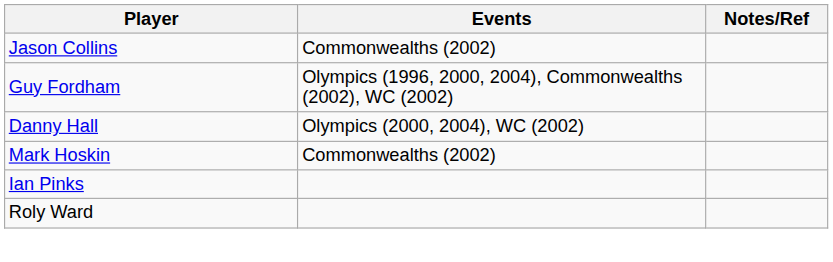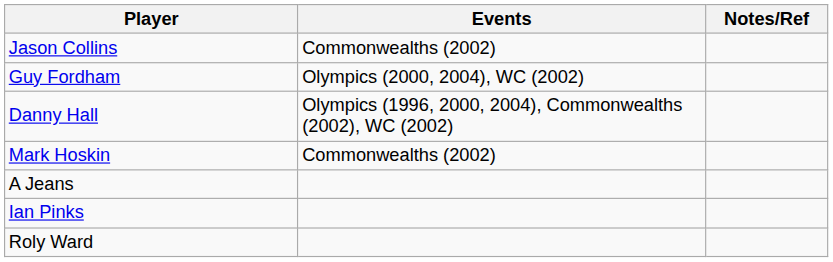(492, 87) Olympics (1996, 2000, 2004), Commonwealths (2002), WC (2002) -> (443, 76) Olympics (2000, 2004), WC (2002)
(443, 126) Olympics (2000, 2004), WC (2002) -> (492, 116) Olympics (1996, 2000, 2004), Commonwealths (2002), WC (2002)
+ row: (41, 184)
